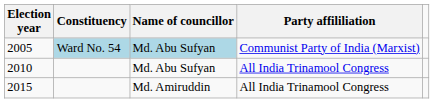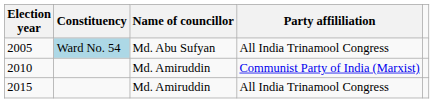(174, 48) lightblue background -> (174, 48) no background
(330, 48) Communist Party of India (Marxist) -> (314, 48) All India Trinamool Congress
(174, 68) Md. Abu Sufyan -> (171, 68) Md. Amiruddin
(314, 68) All India Trinamool Congress -> (330, 68) Communist Party of India (Marxist)
